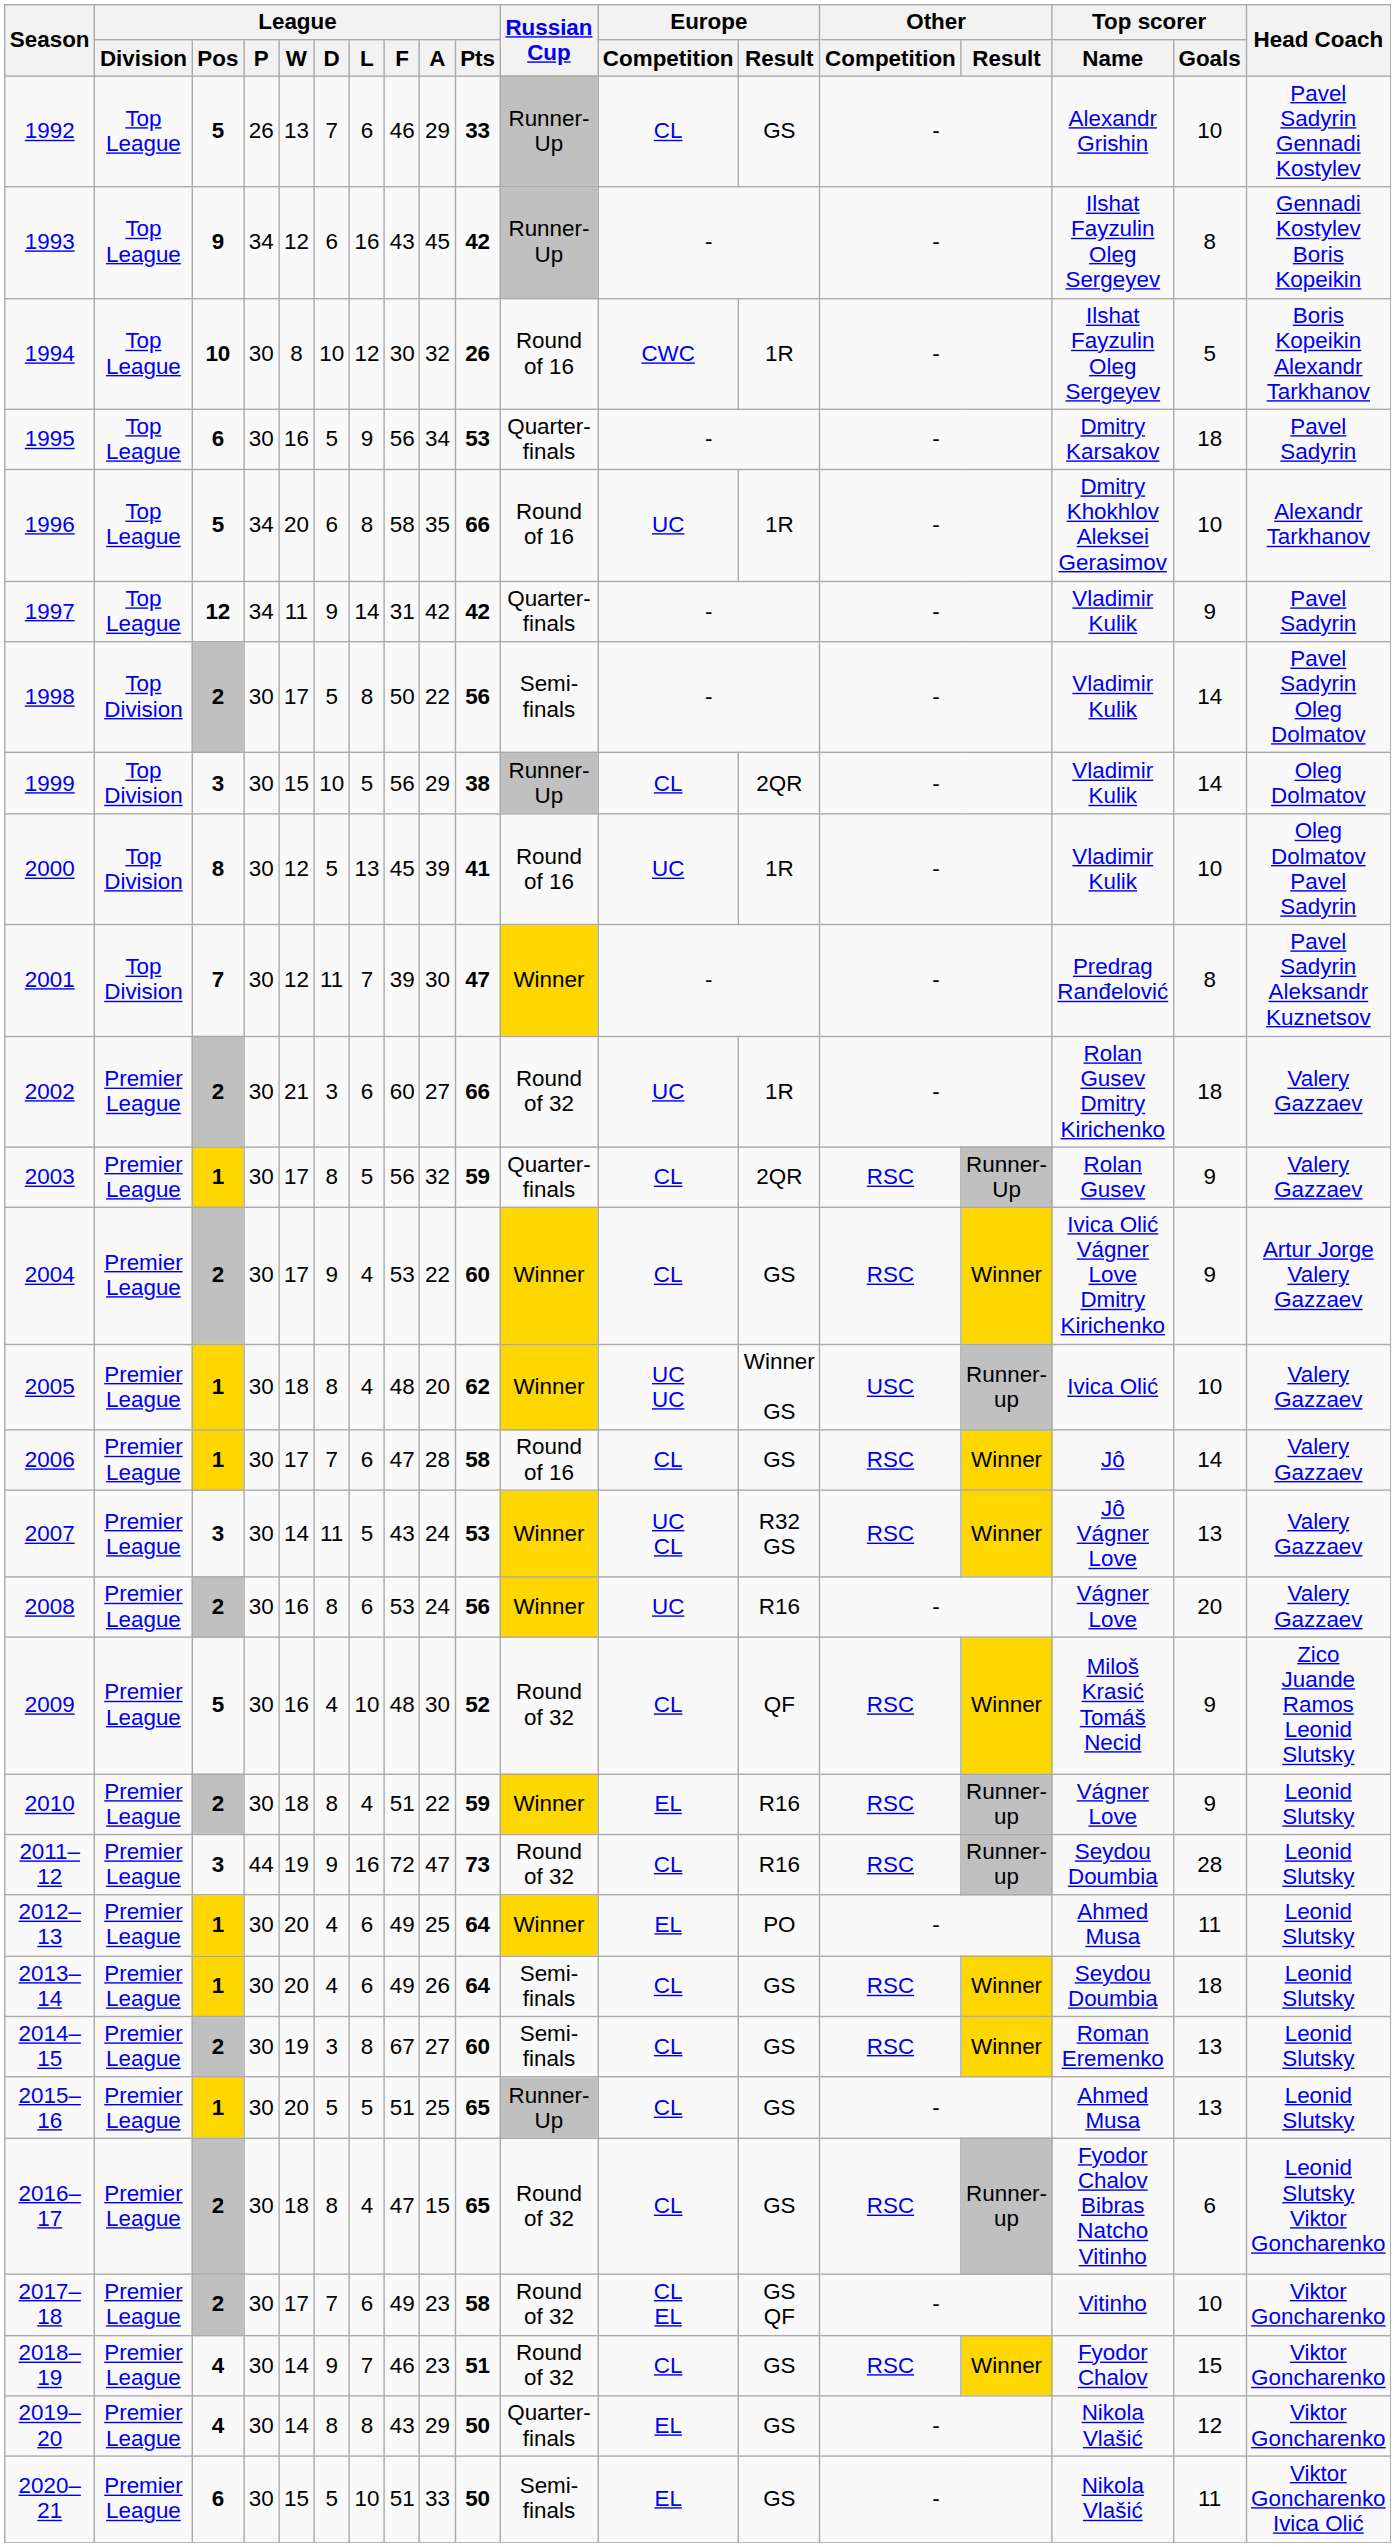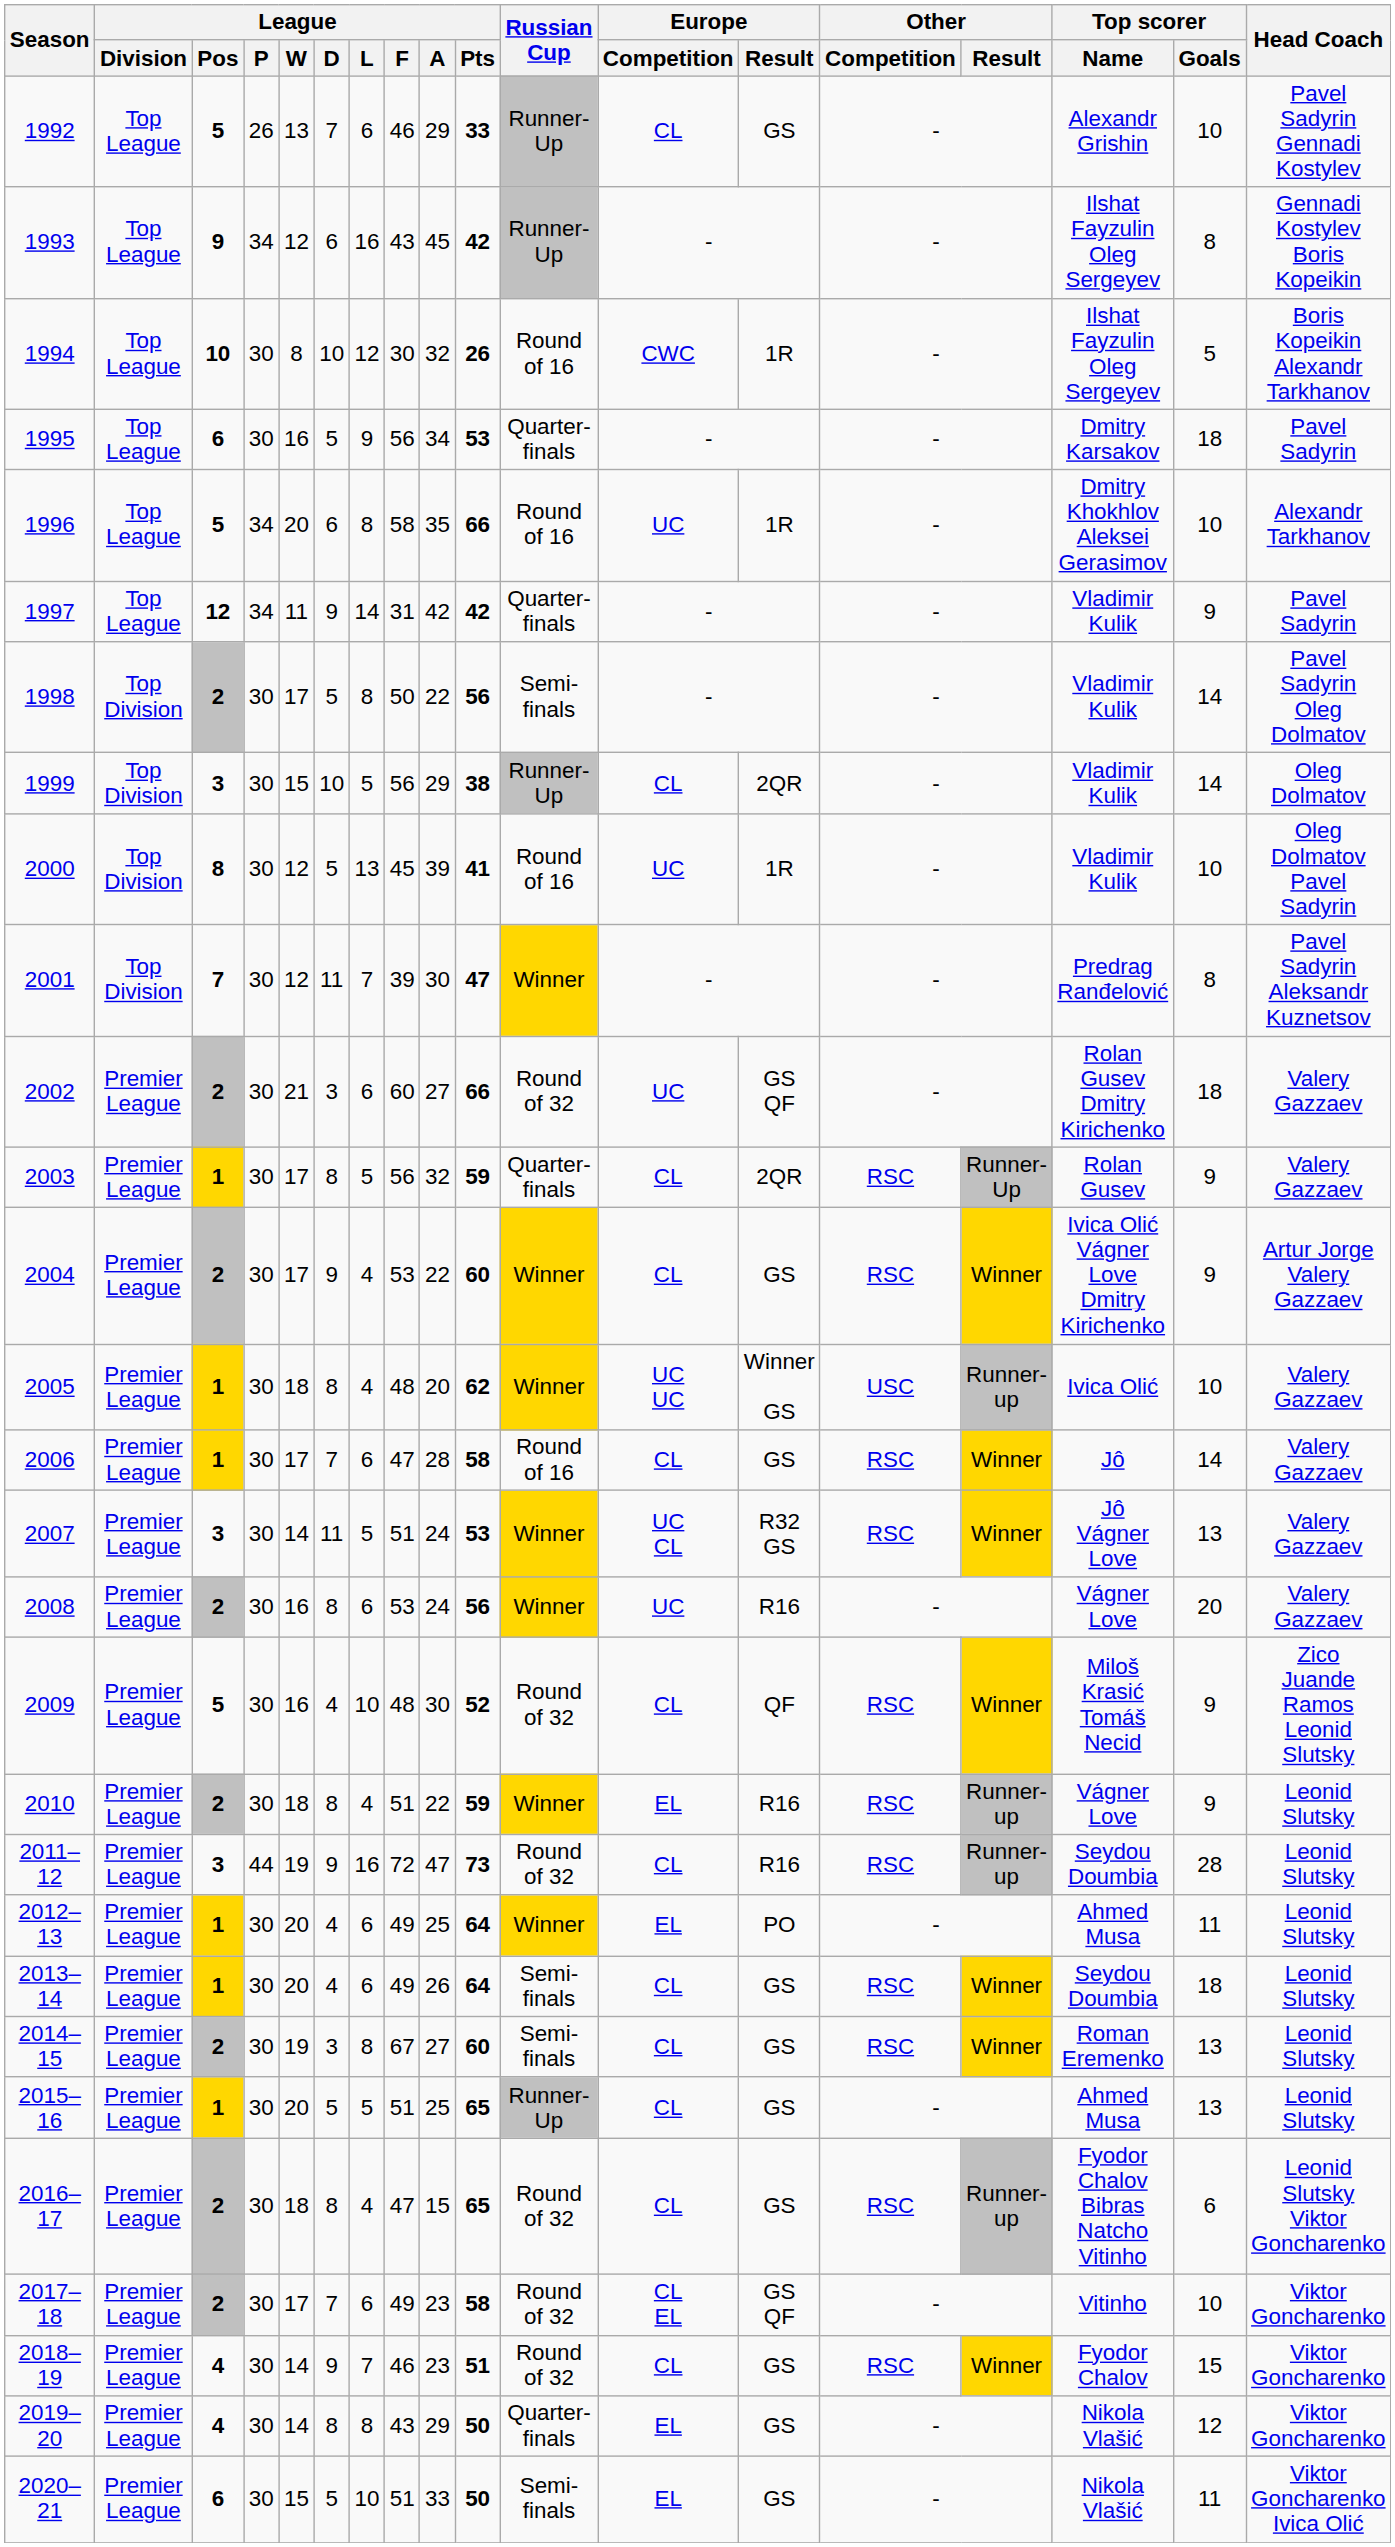(779, 1091) 1R -> (779, 1091) GS QF
(402, 1533) 43 -> (402, 1533) 51
